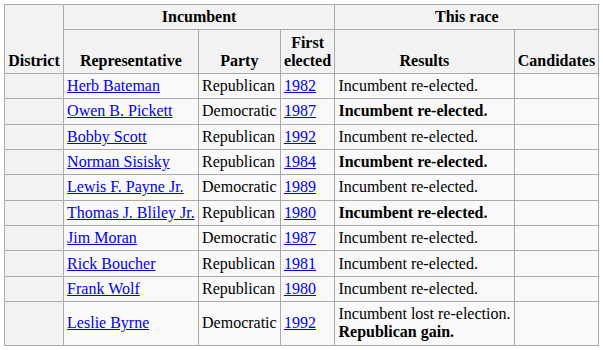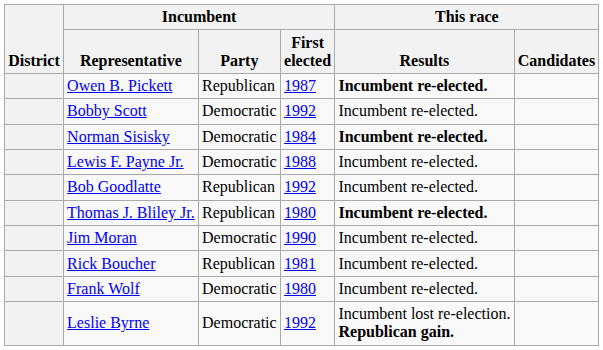- row: (114, 85)
(239, 111) Democratic -> (238, 85) Republican
(238, 136) Republican -> (239, 111) Democratic
(238, 162) Republican -> (239, 136) Democratic
(300, 187) 1989 -> (300, 162) 1988
+ row: (114, 187)
(300, 238) 1987 -> (300, 238) 1990
(238, 288) Republican -> (239, 288) Democratic
